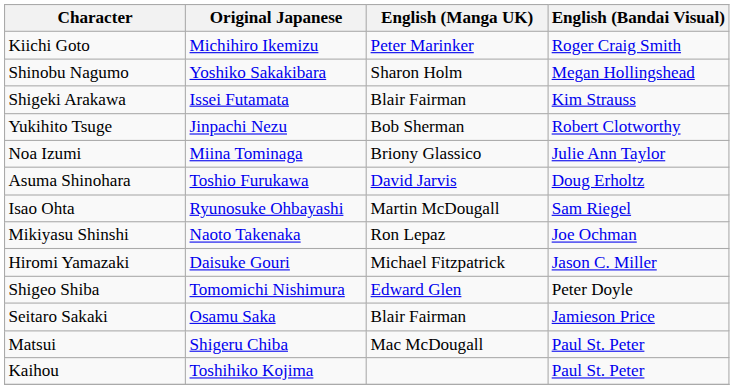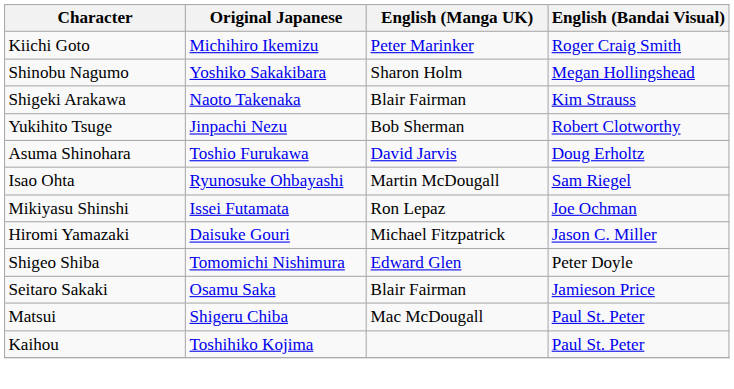(239, 99) Issei Futamata -> (245, 99) Naoto Takenaka
- row: (45, 153)
(245, 235) Naoto Takenaka -> (239, 208) Issei Futamata
